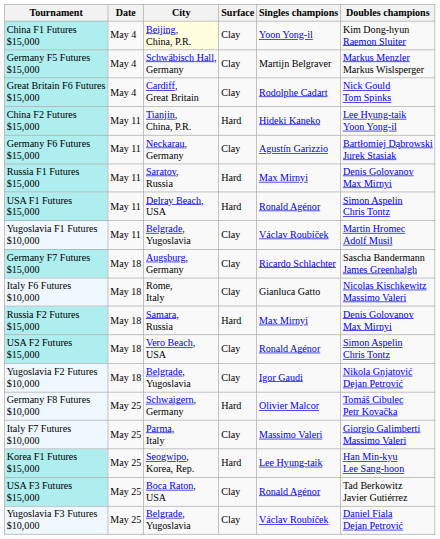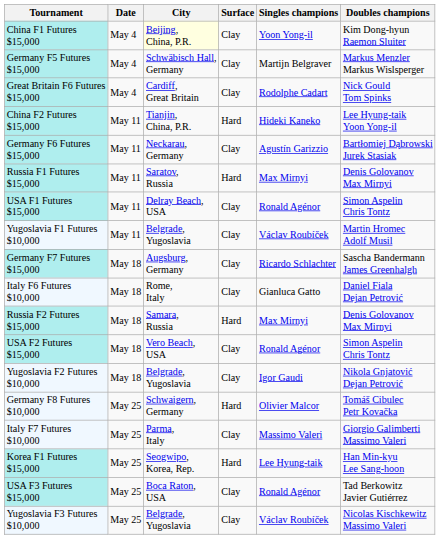(231, 206) Hard -> (231, 206) Clay
(385, 292) Nicolas Kischkewitz Massimo Valeri -> (373, 292) Daniel Fiala Dejan Petrović
(373, 520) Daniel Fiala Dejan Petrović -> (385, 520) Nicolas Kischkewitz Massimo Valeri
